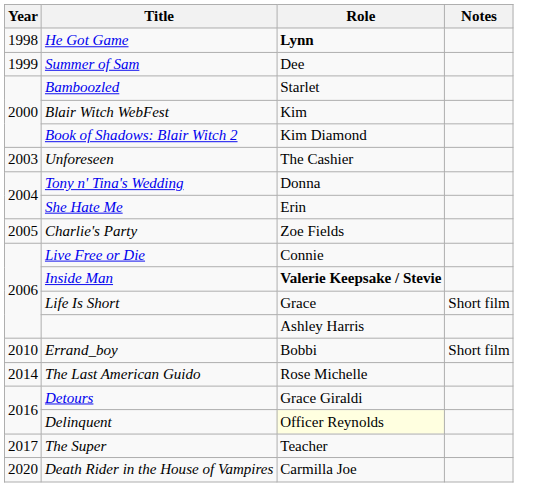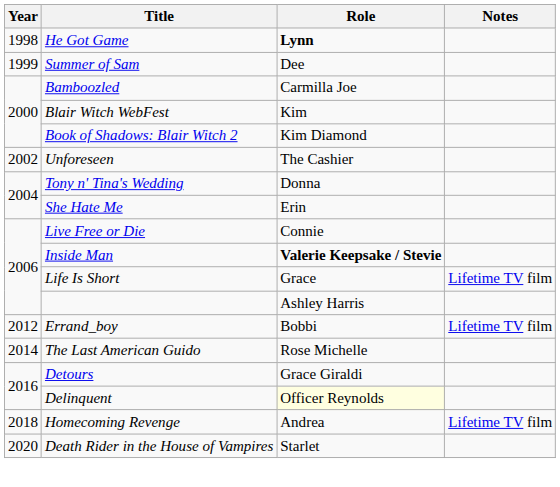(300, 87) Starlet -> (318, 87) Carmilla Joe
(23, 159) 2003 -> (23, 159) 2002
- row: (91, 231)
(479, 302) Short film -> (500, 278) Lifetime TV film
(23, 350) 2010 -> (23, 326) 2012
(479, 350) Short film -> (500, 326) Lifetime TV film
- row: (76, 445)
+ row: (112, 421)
(318, 469) Carmilla Joe -> (300, 445) Starlet
